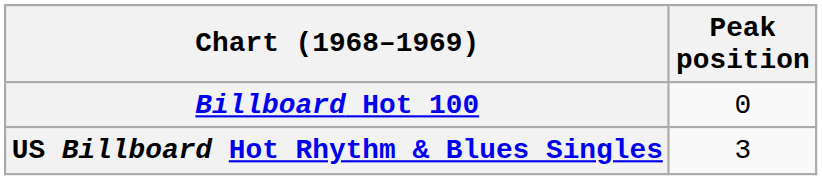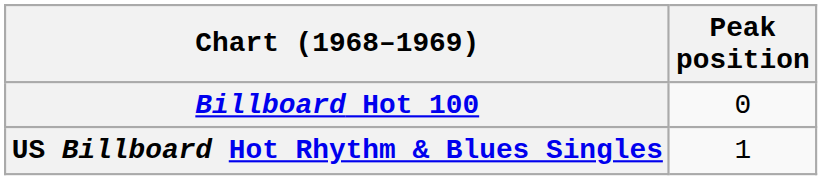(743, 151) 3 -> (743, 151) 1
